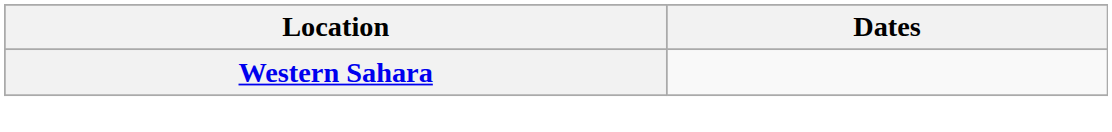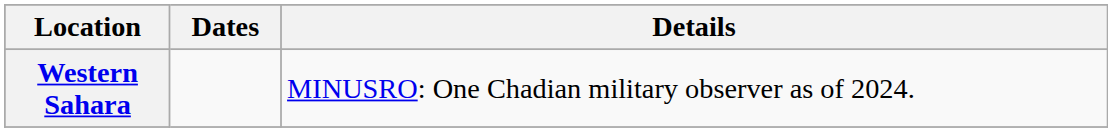+ column: (694, 26)
